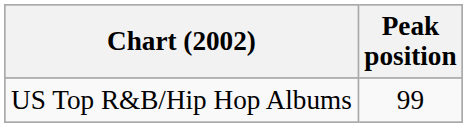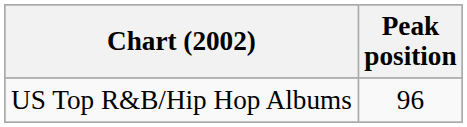(410, 99) 99 -> (410, 99) 96
